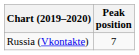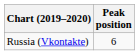(114, 41) 7 -> (114, 41) 6
